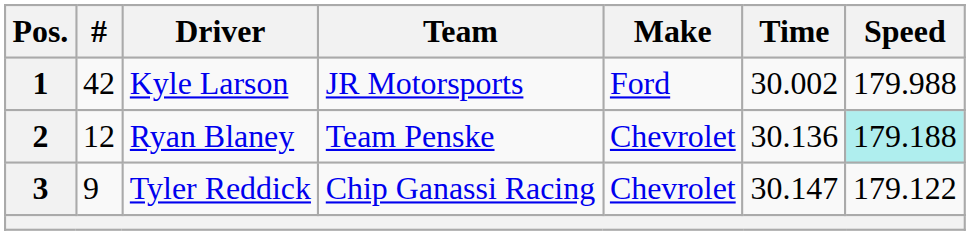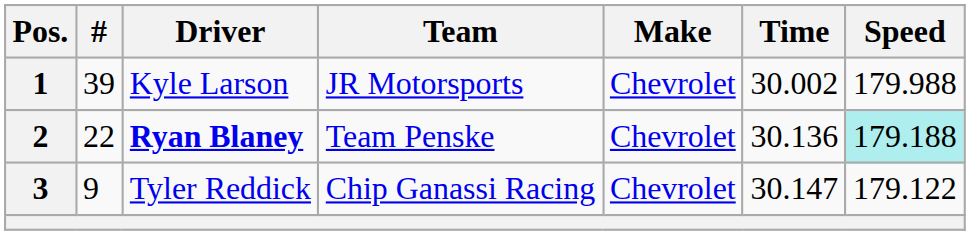(99, 83) 42 -> (99, 83) 39
(640, 83) Ford -> (673, 83) Chevrolet
(99, 136) 12 -> (99, 136) 22
(212, 136) normal -> (217, 136) bold
